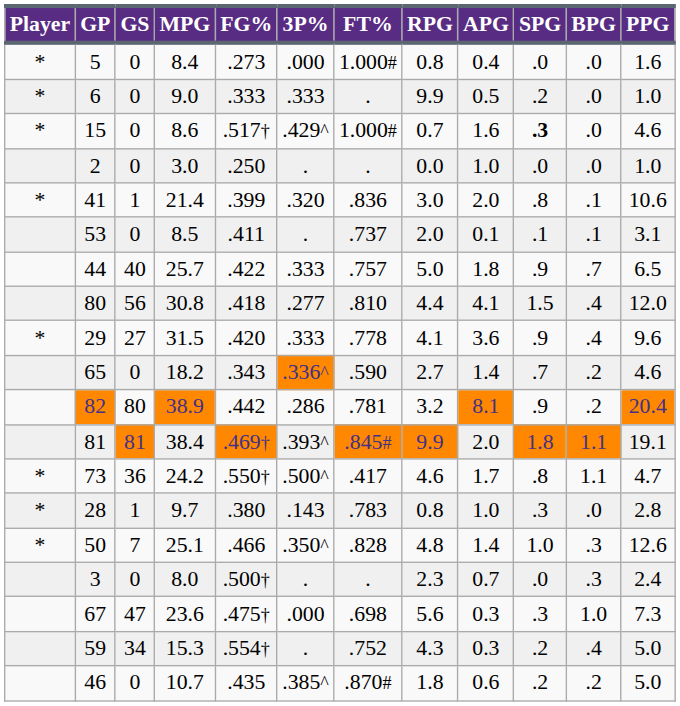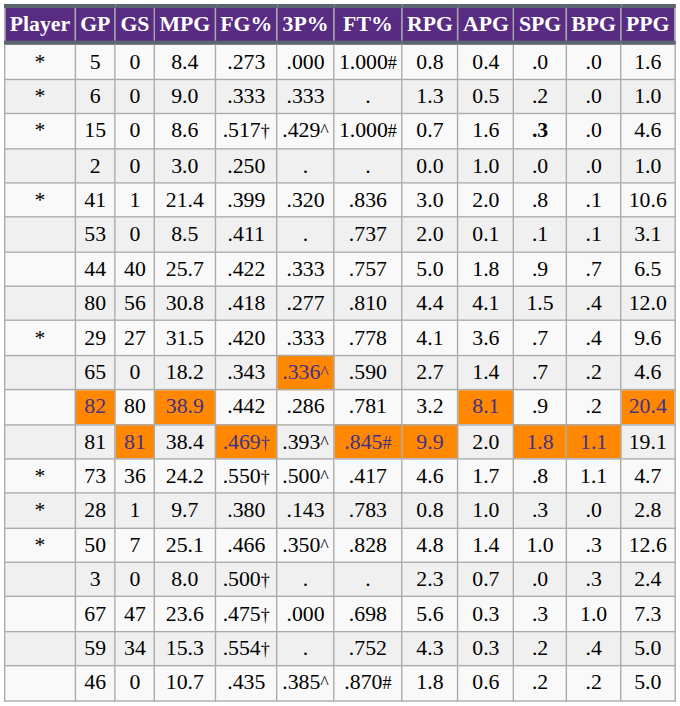(430, 96) 9.9 -> (430, 96) 1.3
(540, 337) .9 -> (540, 337) .7
